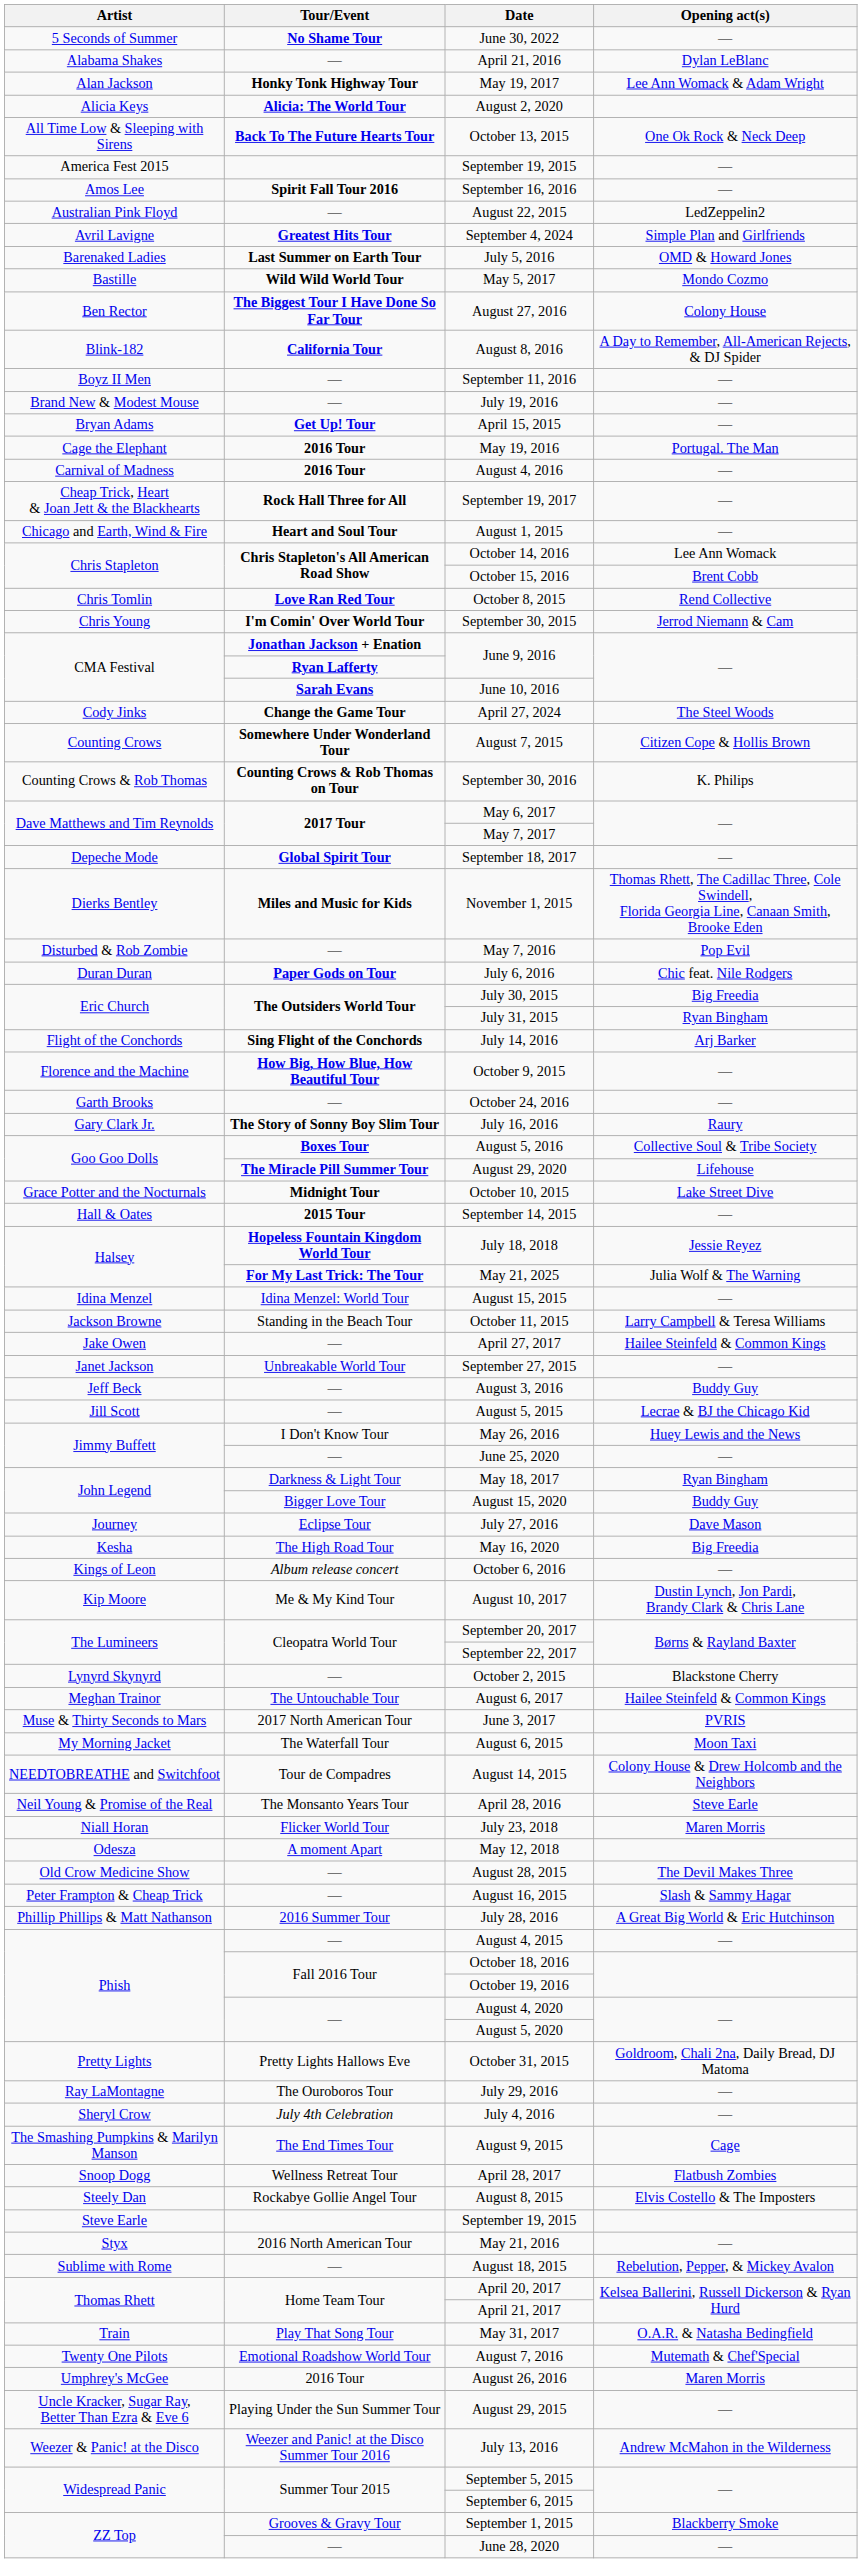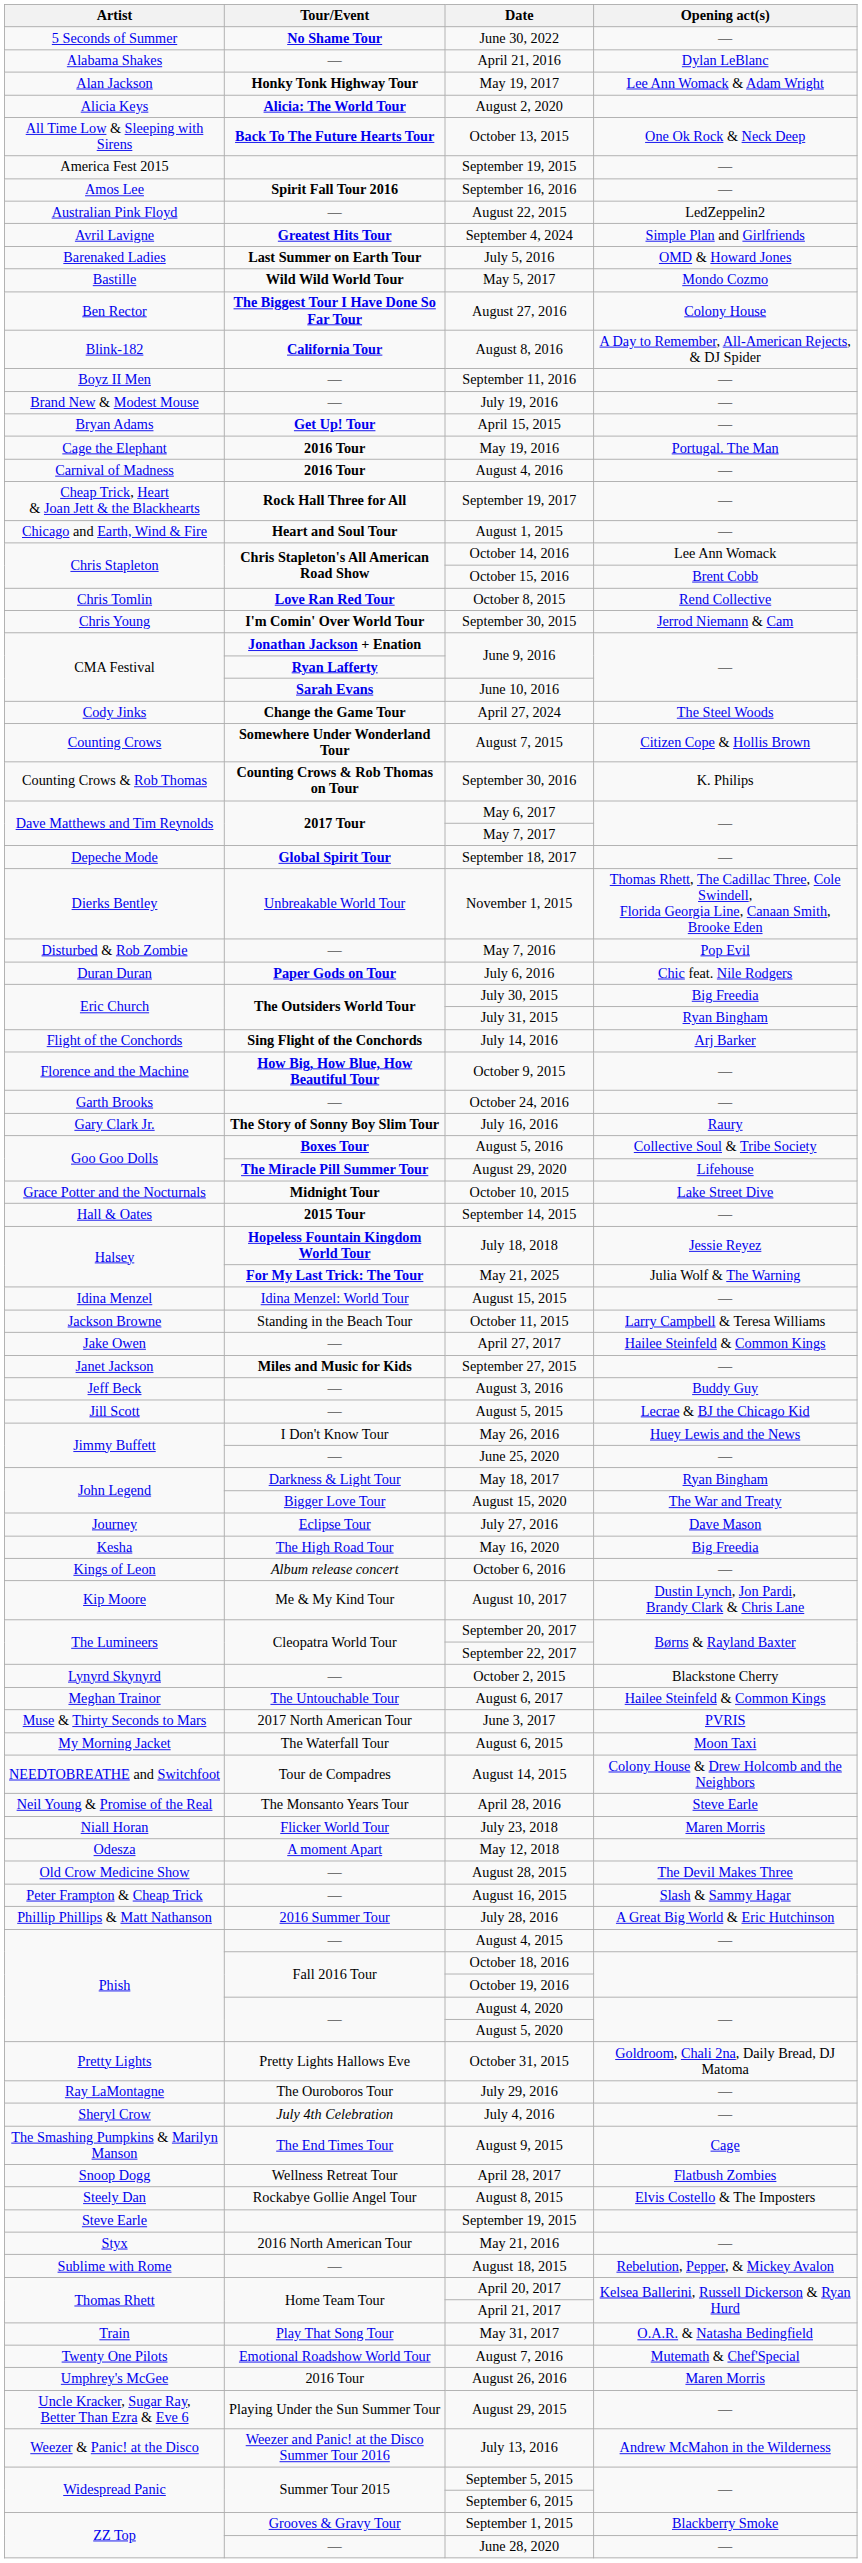(335, 903) Miles and Music for Kids -> (335, 903) Unbreakable World Tour
(335, 1366) Unbreakable World Tour -> (335, 1366) Miles and Music for Kids
(725, 1501) Buddy Guy -> (725, 1501) The War and Treaty
